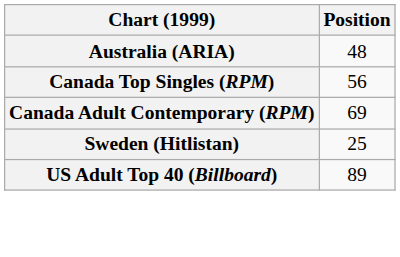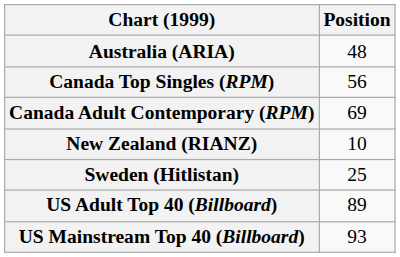+ row: (162, 143)
+ row: (162, 236)
